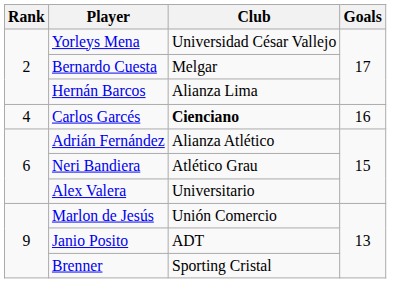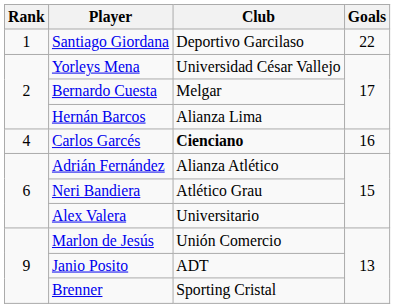+ row: (111, 41)
